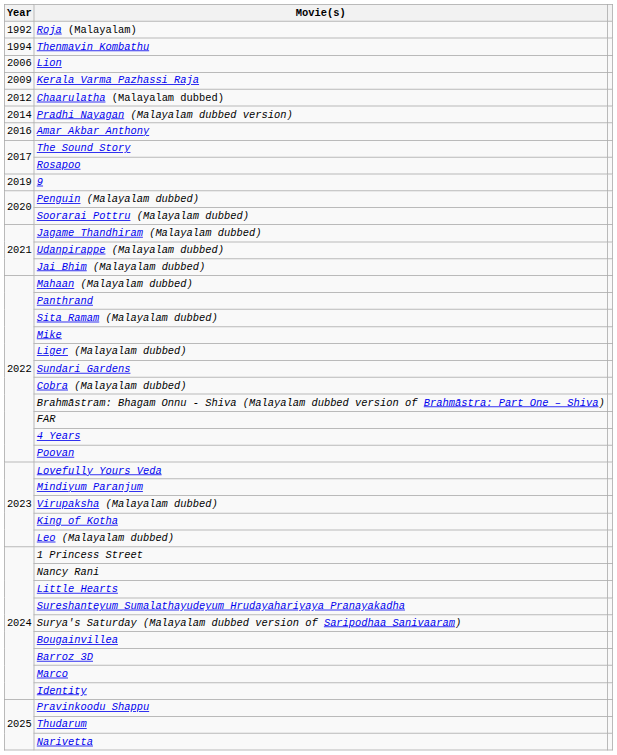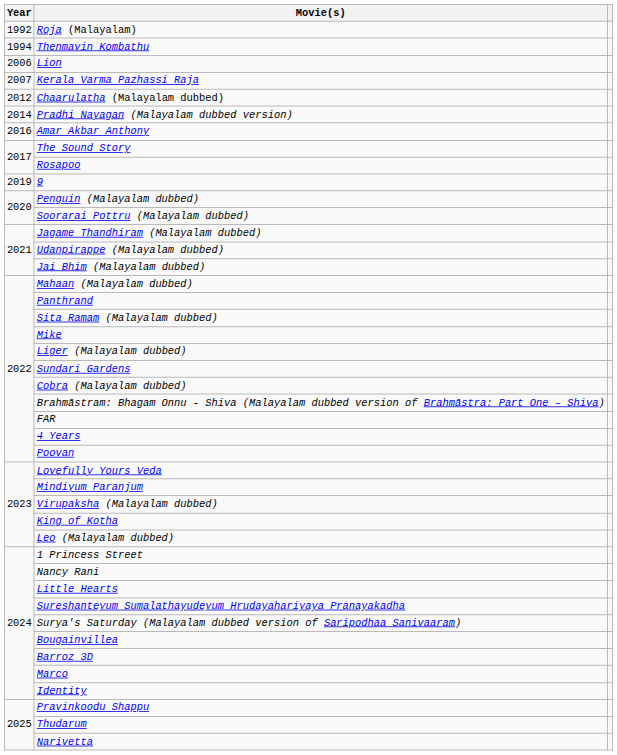(19, 81) 2009 -> (19, 81) 2007
